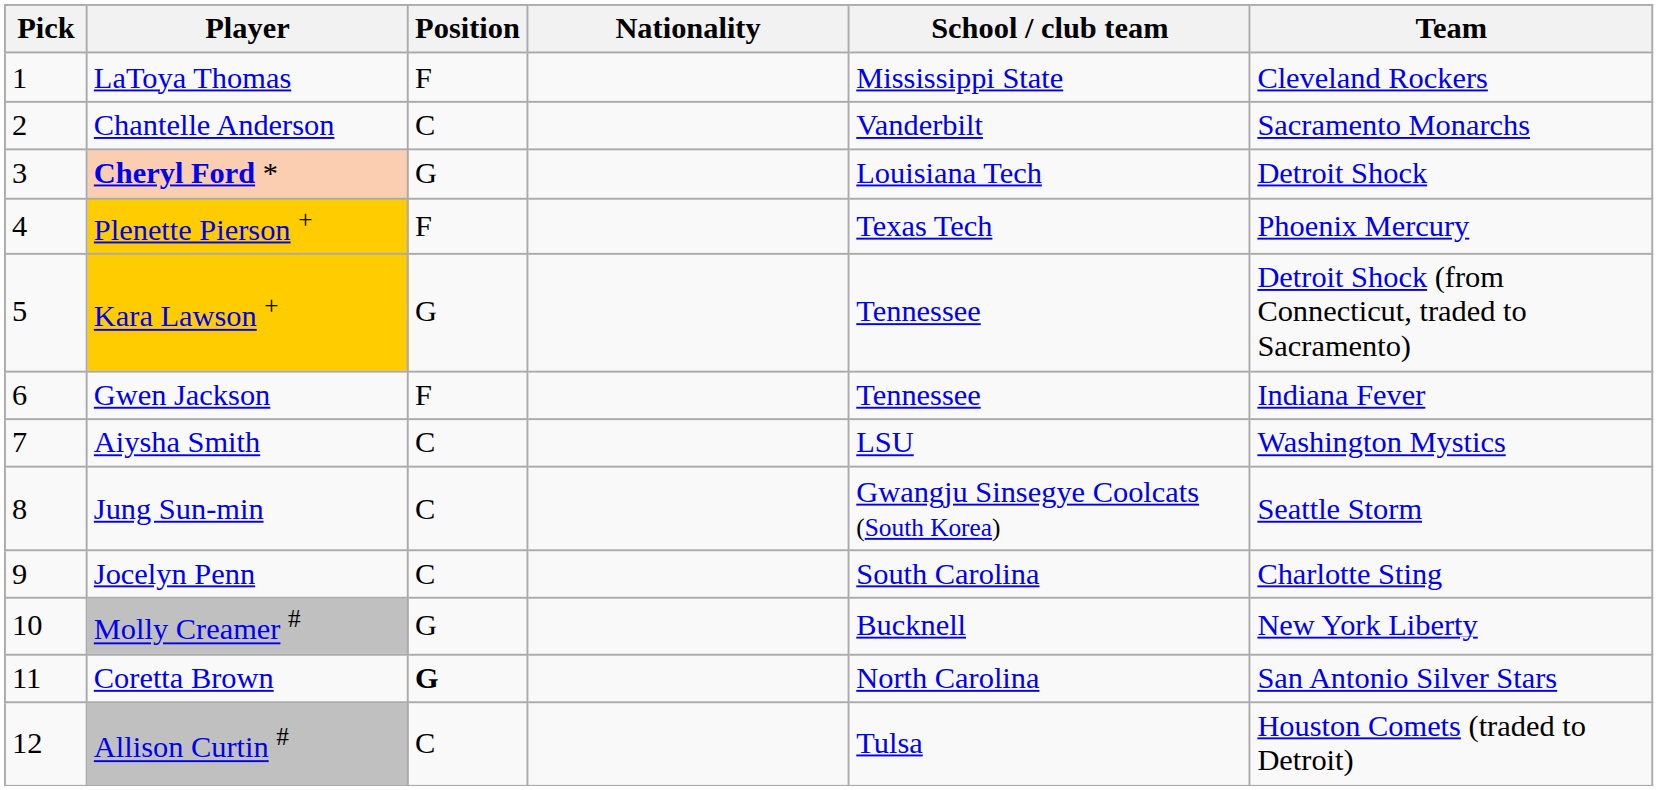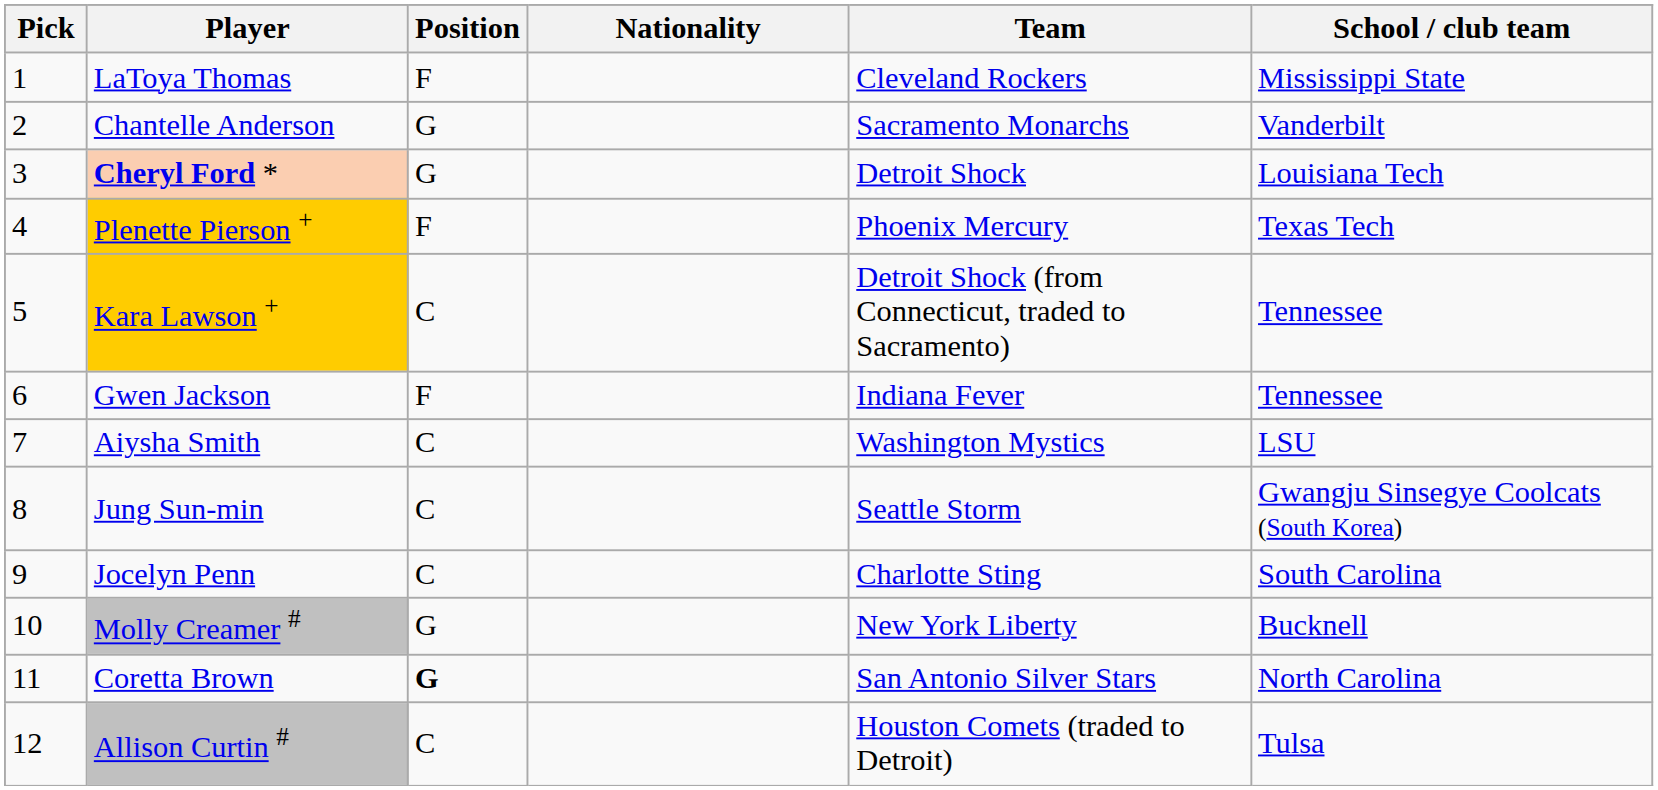columns swapped: (1451, 28) <-> (1050, 28)
(425, 125) C -> (426, 125) G
(426, 312) G -> (425, 312) C
